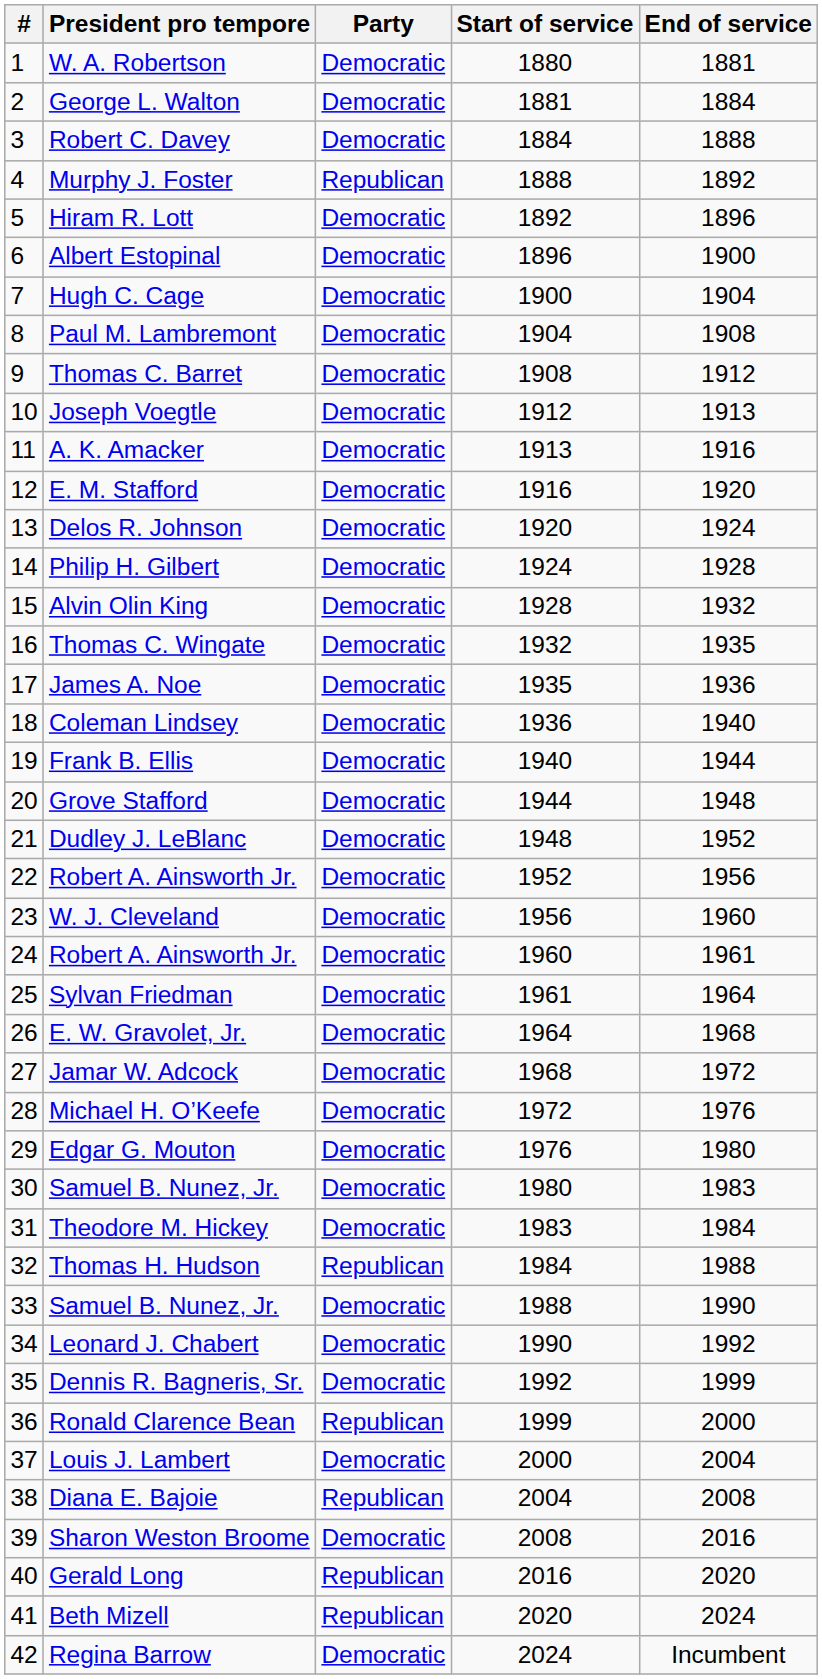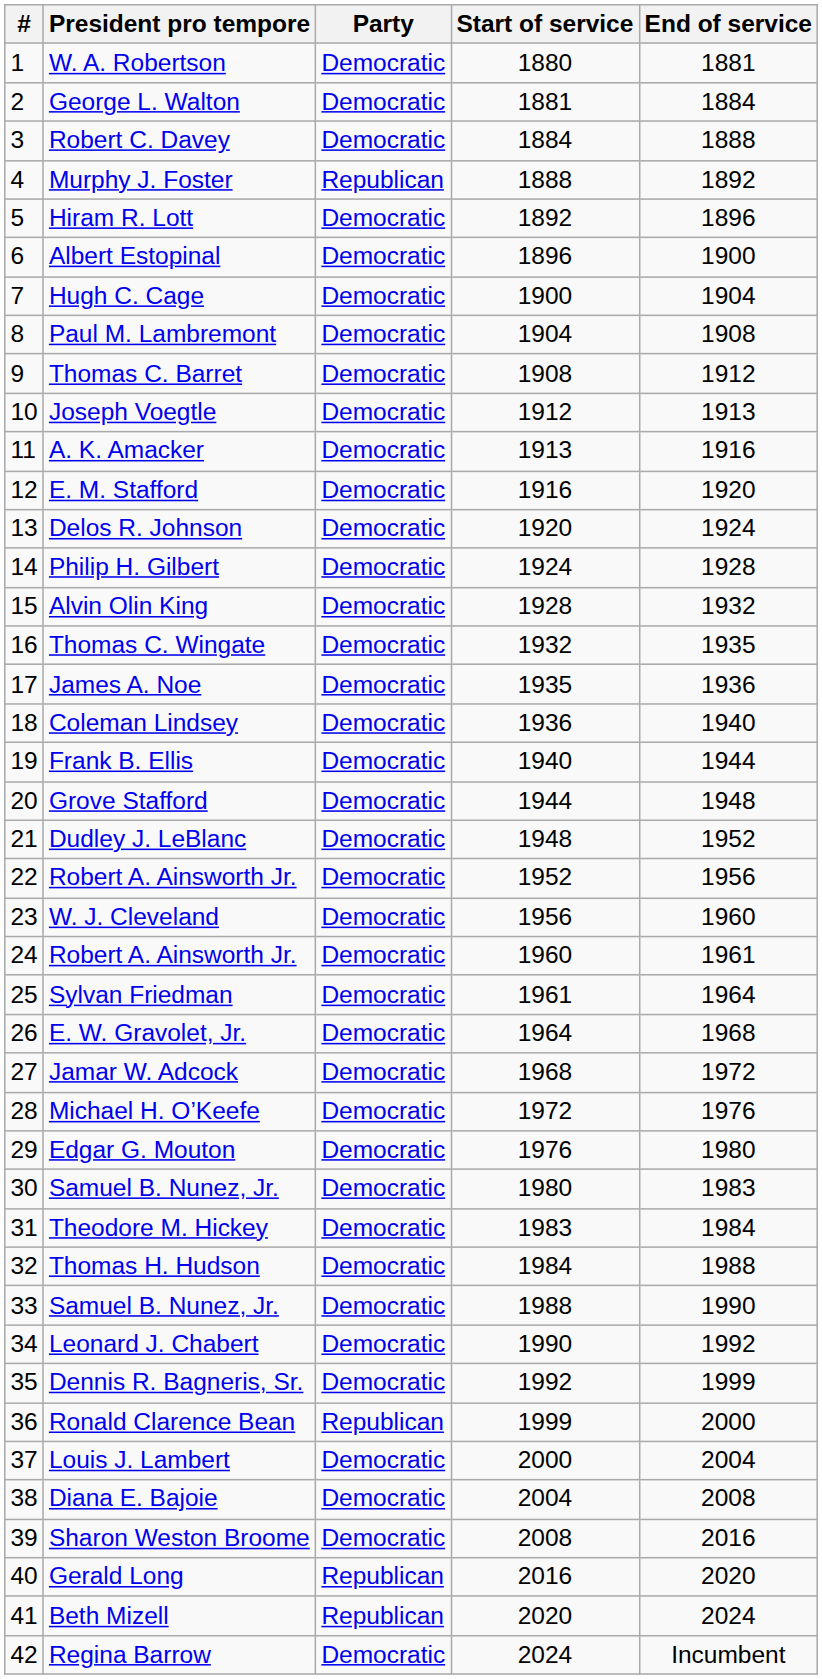(383, 1266) Republican -> (383, 1266) Democratic
(383, 1499) Republican -> (383, 1499) Democratic
